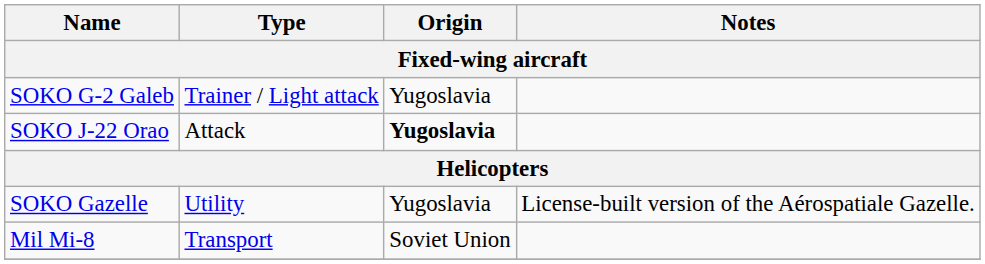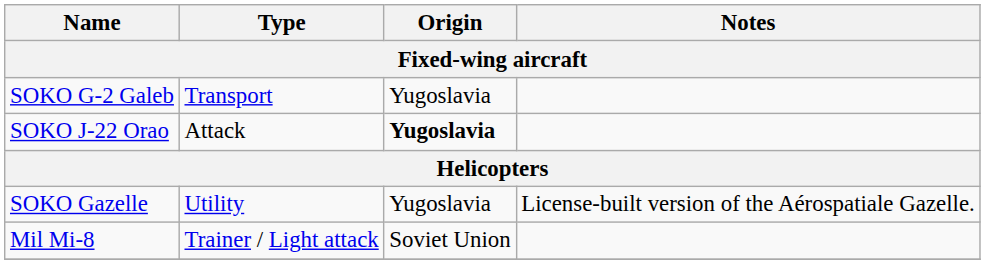(282, 95) Trainer / Light attack -> (229, 95) Transport
(229, 240) Transport -> (282, 240) Trainer / Light attack
